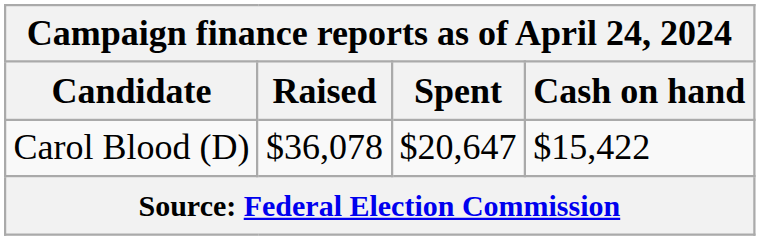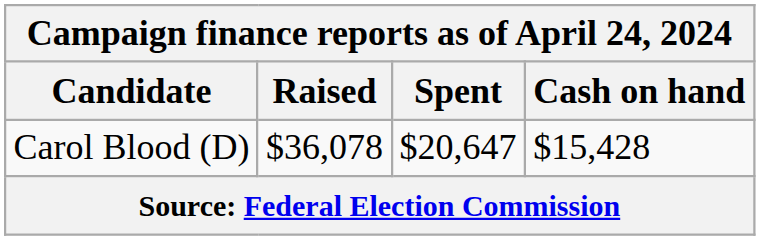(592, 147) $15,422 -> (592, 147) $15,428
